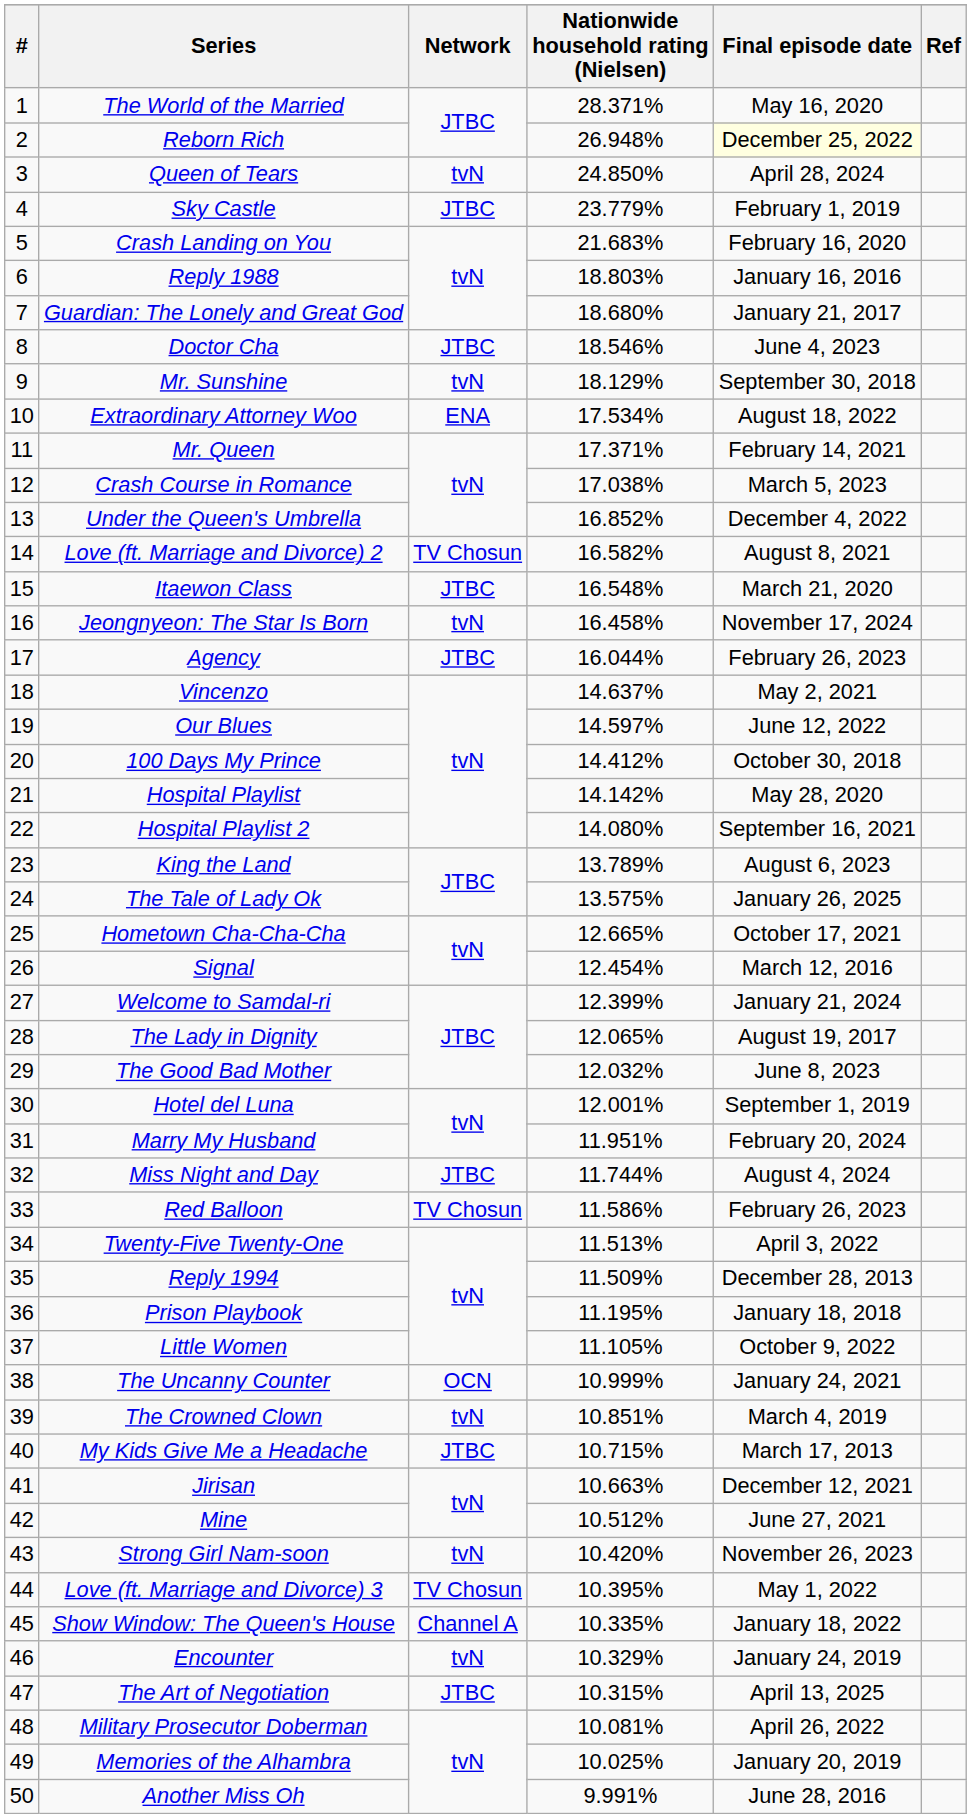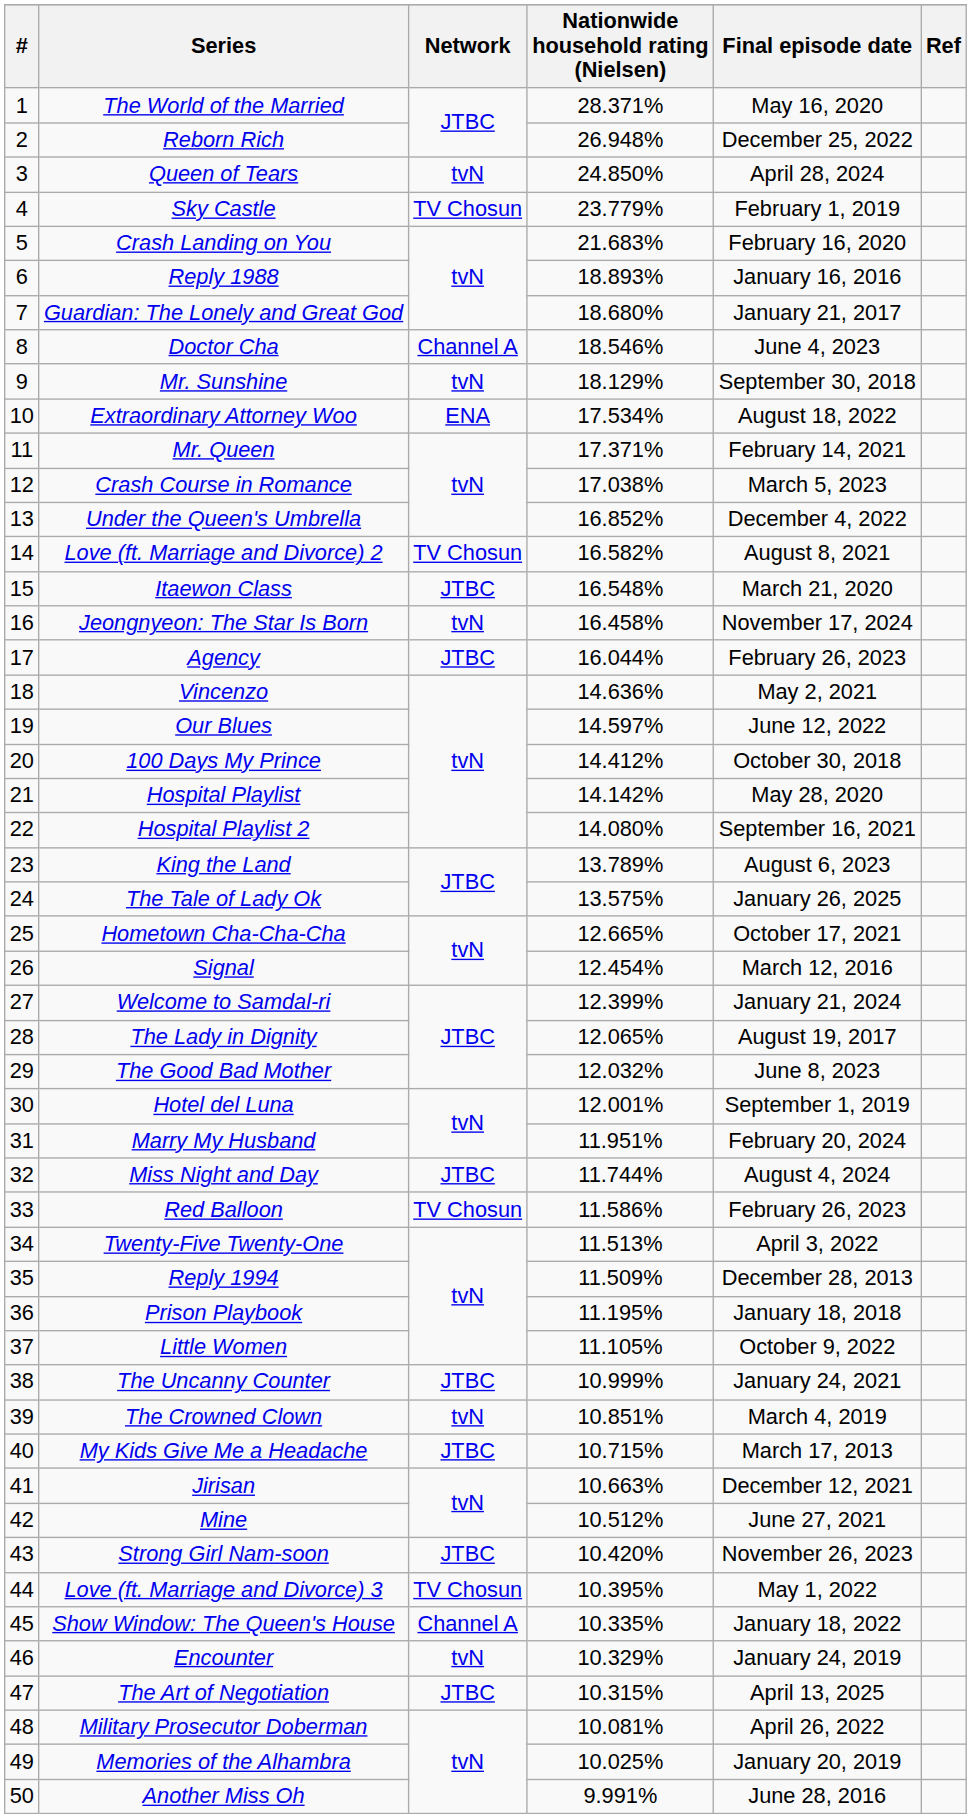(817, 139) lightyellow background -> (817, 139) no background
(468, 208) JTBC -> (468, 208) TV Chosun
(620, 277) 18.803% -> (620, 277) 18.893%
(468, 346) JTBC -> (468, 346) Channel A
(620, 691) 14.637% -> (620, 691) 14.636%
(468, 1382) OCN -> (468, 1382) JTBC
(468, 1554) tvN -> (468, 1554) JTBC
